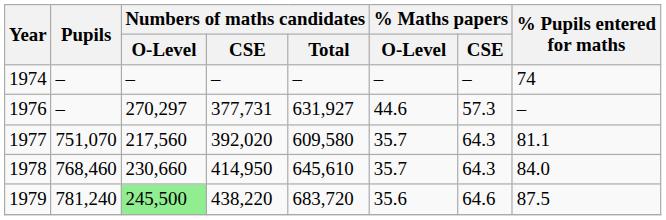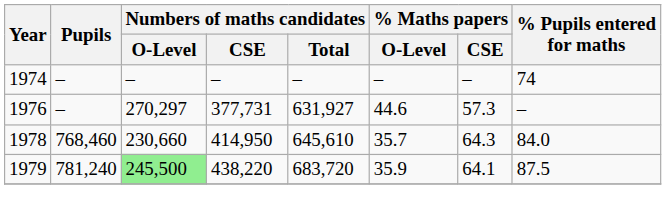- row: (28, 139)
(390, 199) 35.6 -> (390, 169) 35.9
(479, 199) 64.6 -> (479, 169) 64.1
